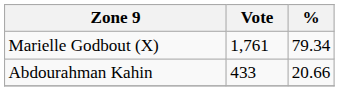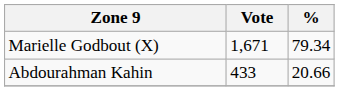(250, 45) 1,761 -> (250, 45) 1,671
